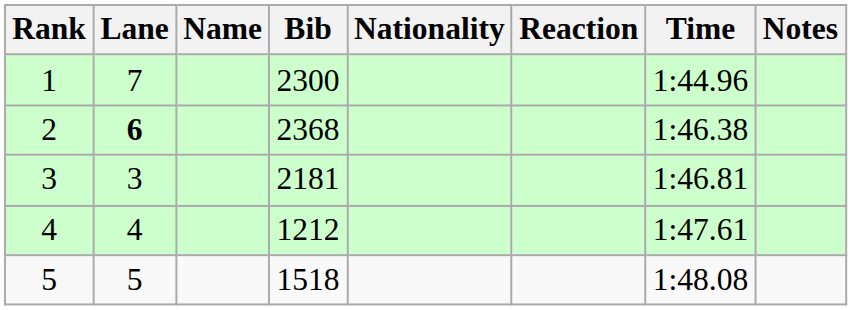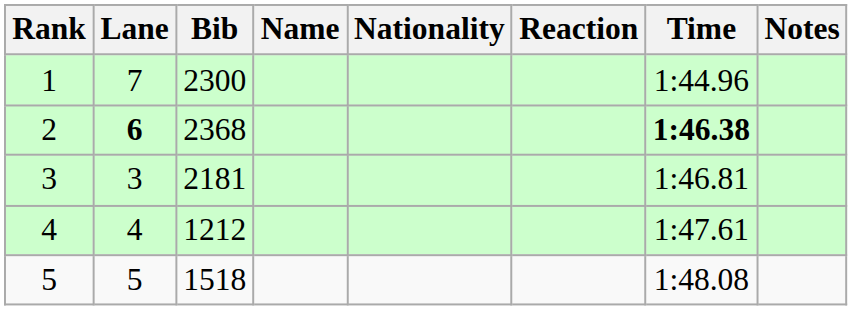columns swapped: (308, 29) <-> (223, 29)
(701, 129) normal -> (701, 129) bold
